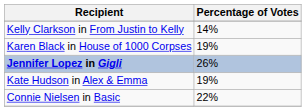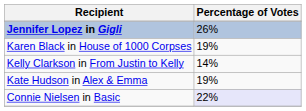rows swapped: (64, 64) <-> (95, 30)
(207, 98) no background -> (207, 98) lavender background
